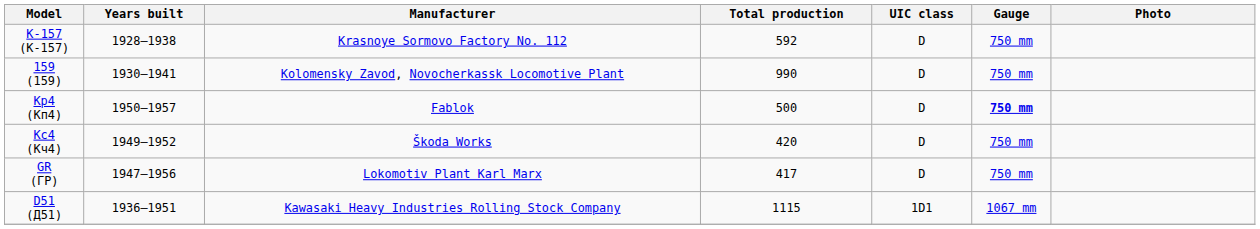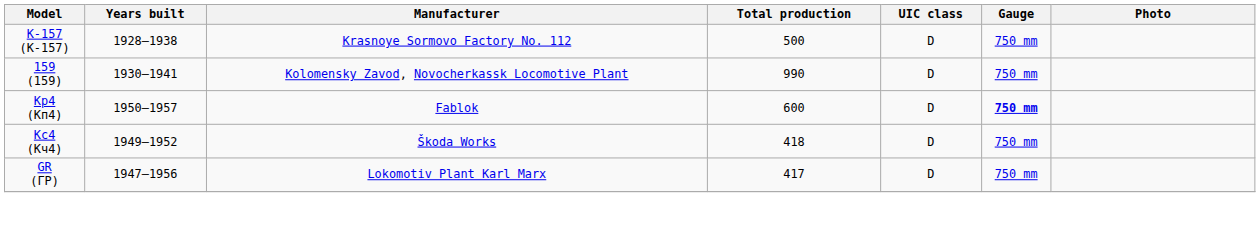(786, 41) 592 -> (794, 41) 500
(786, 108) 500 -> (794, 108) 600
(786, 141) 420 -> (794, 141) 418
- row: (44, 208)
